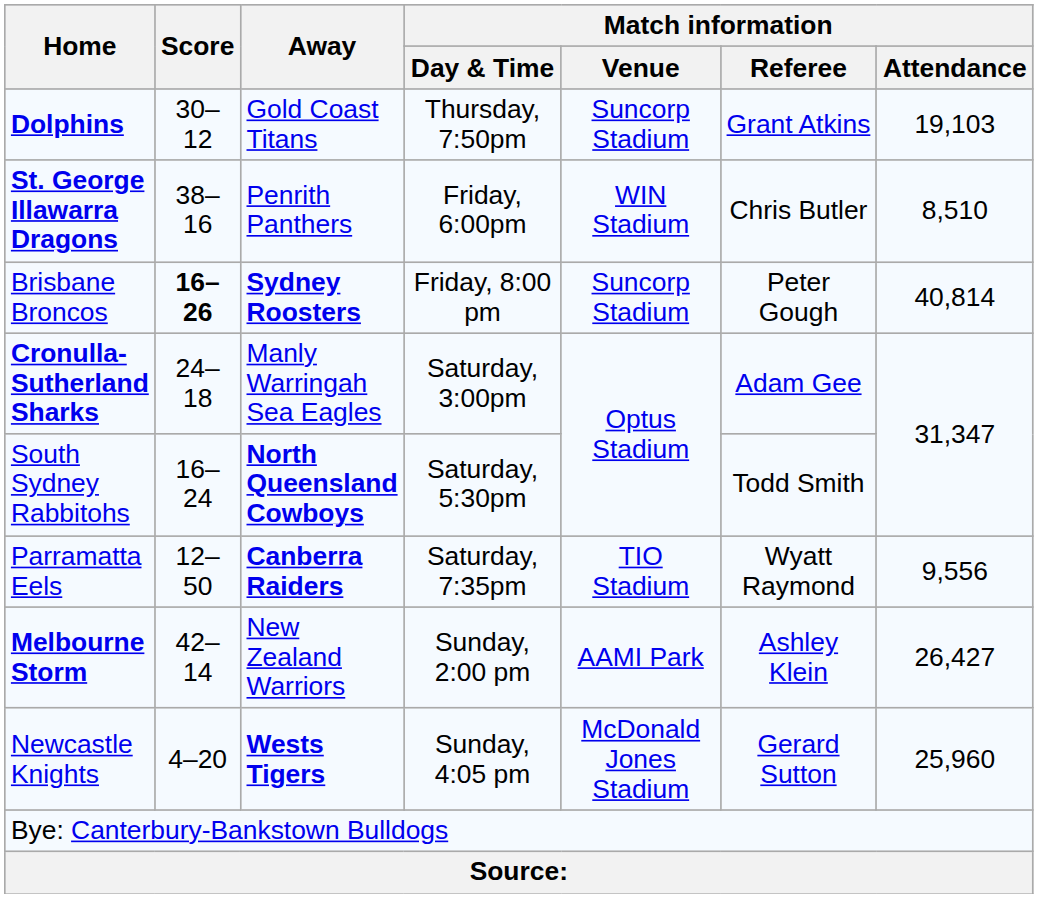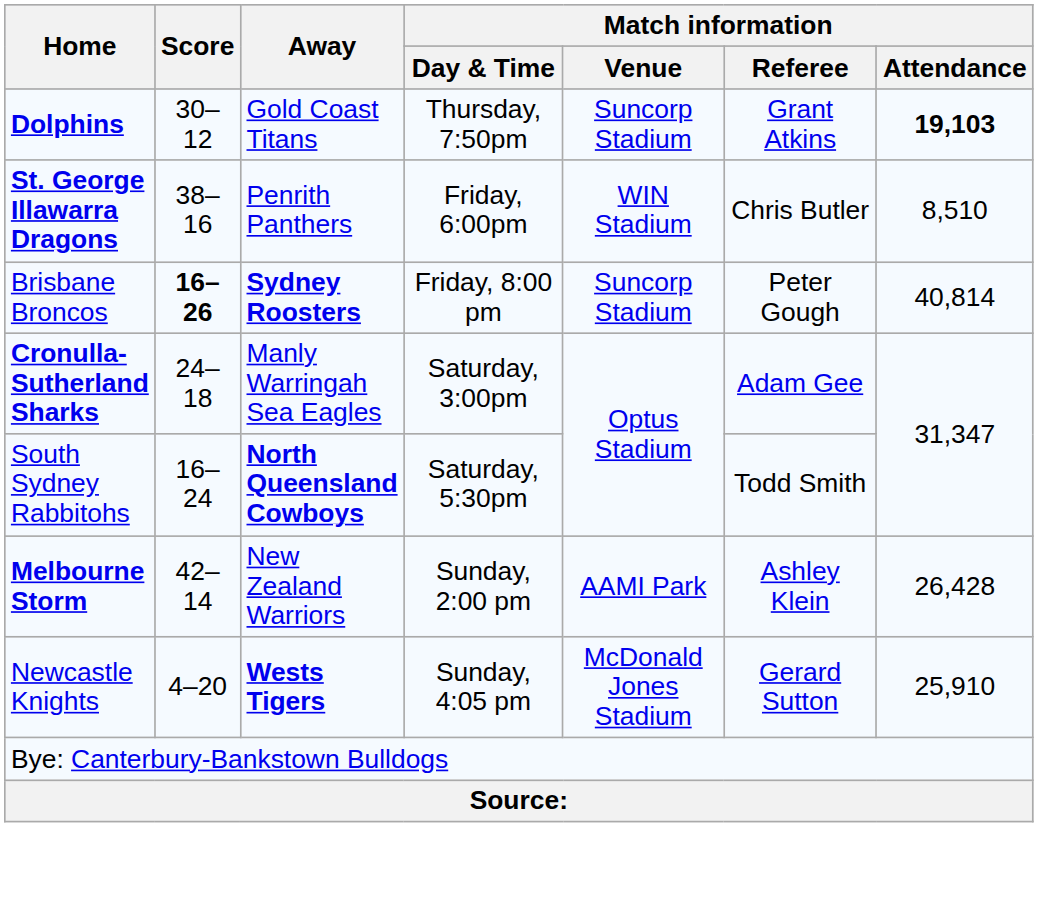(955, 124) normal -> (955, 124) bold
- row: (76, 570)
(955, 657) 26,427 -> (955, 585) 26,428
(955, 758) 25,960 -> (955, 687) 25,910
